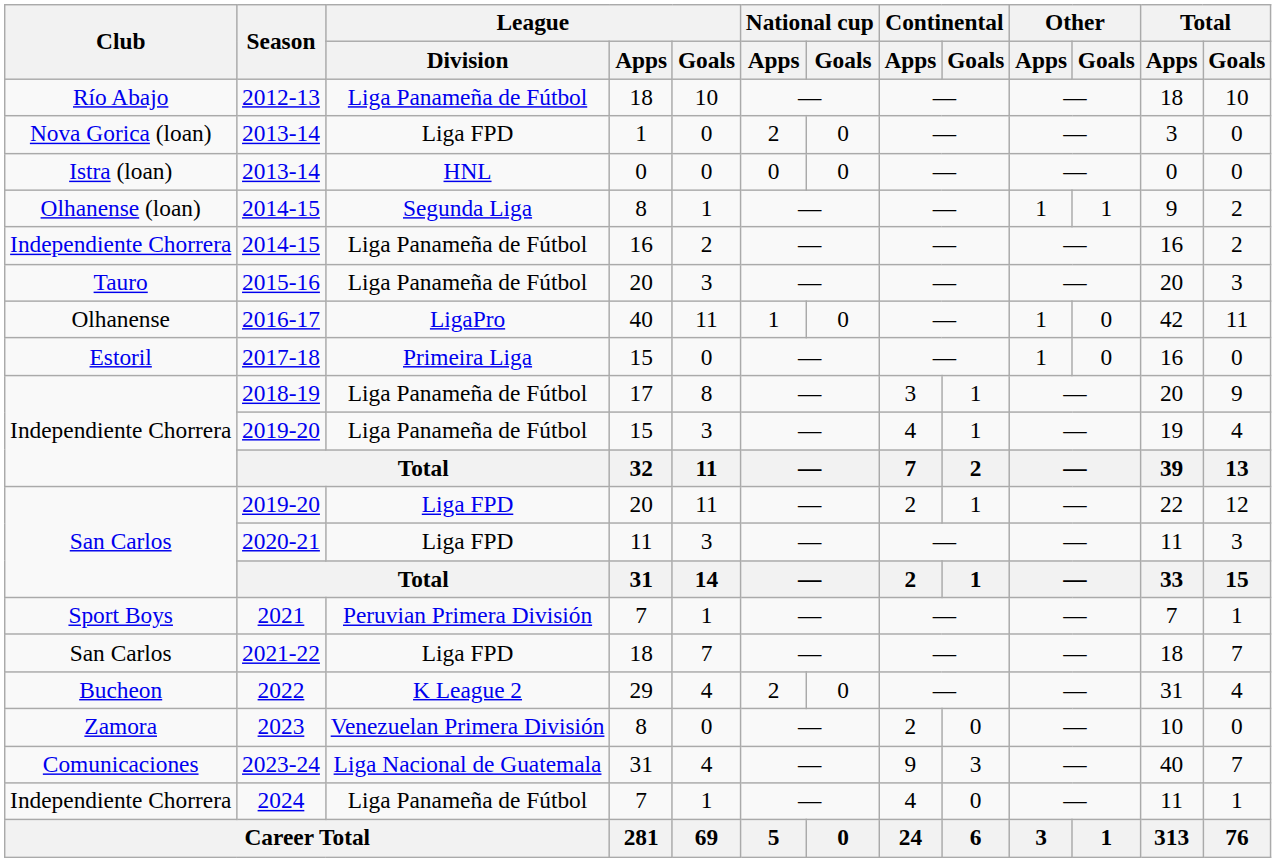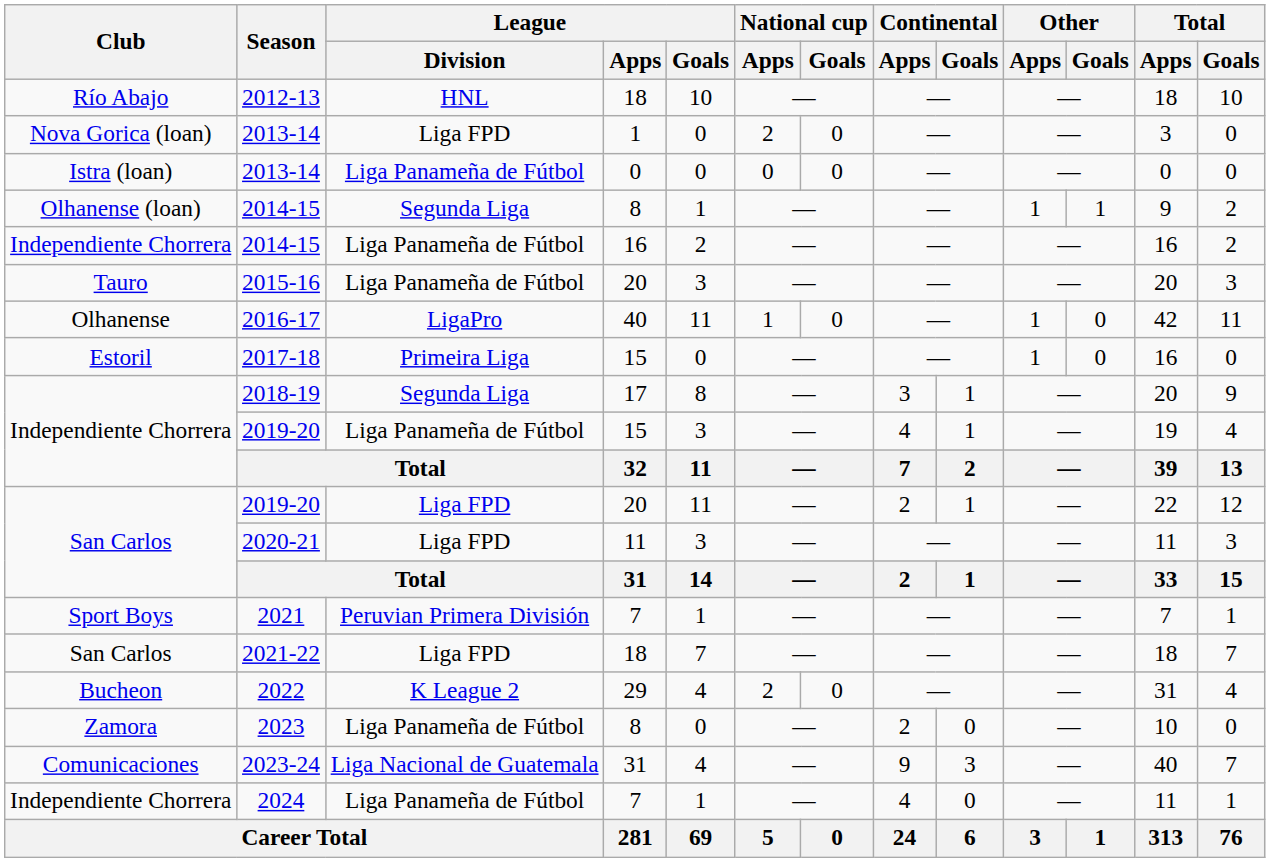(468, 97) Liga Panameña de Fútbol -> (465, 97) HNL
(468, 171) HNL -> (465, 171) Liga Panameña de Fútbol
(468, 393) Liga Panameña de Fútbol -> (465, 393) Segunda Liga
(468, 726) Venezuelan Primera División -> (465, 726) Liga Panameña de Fútbol
